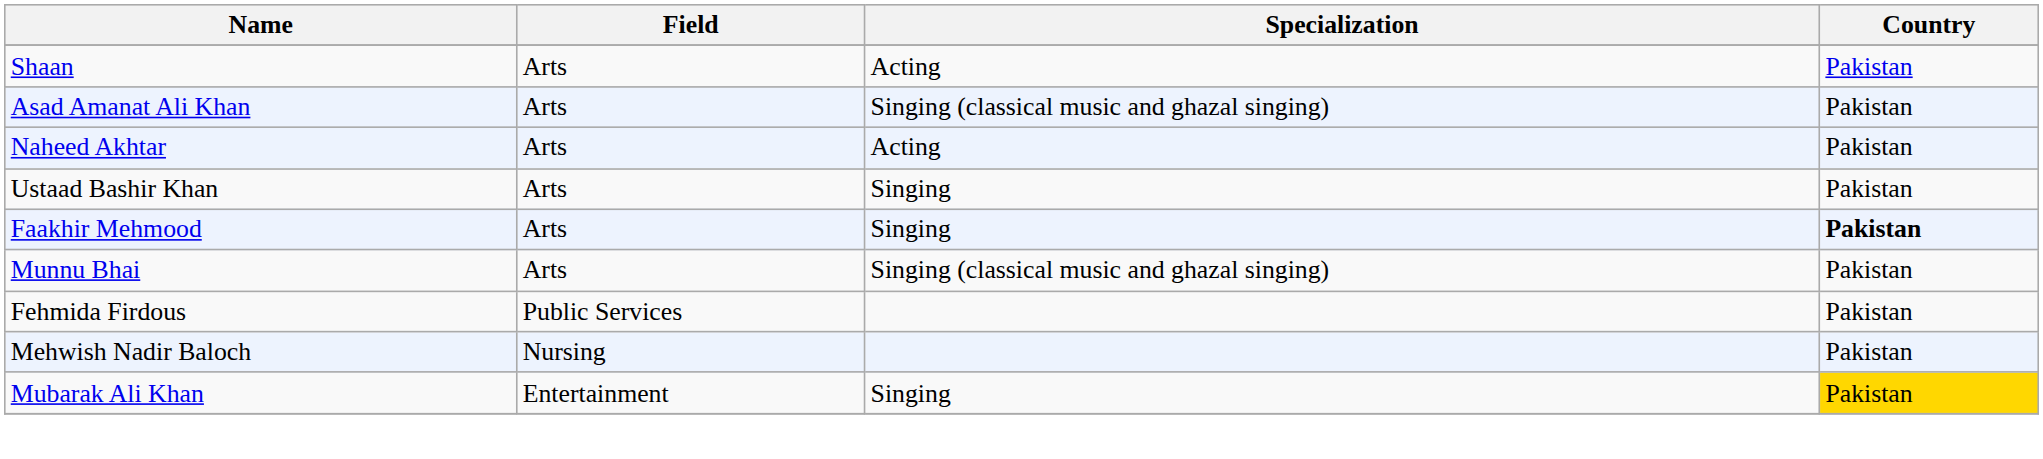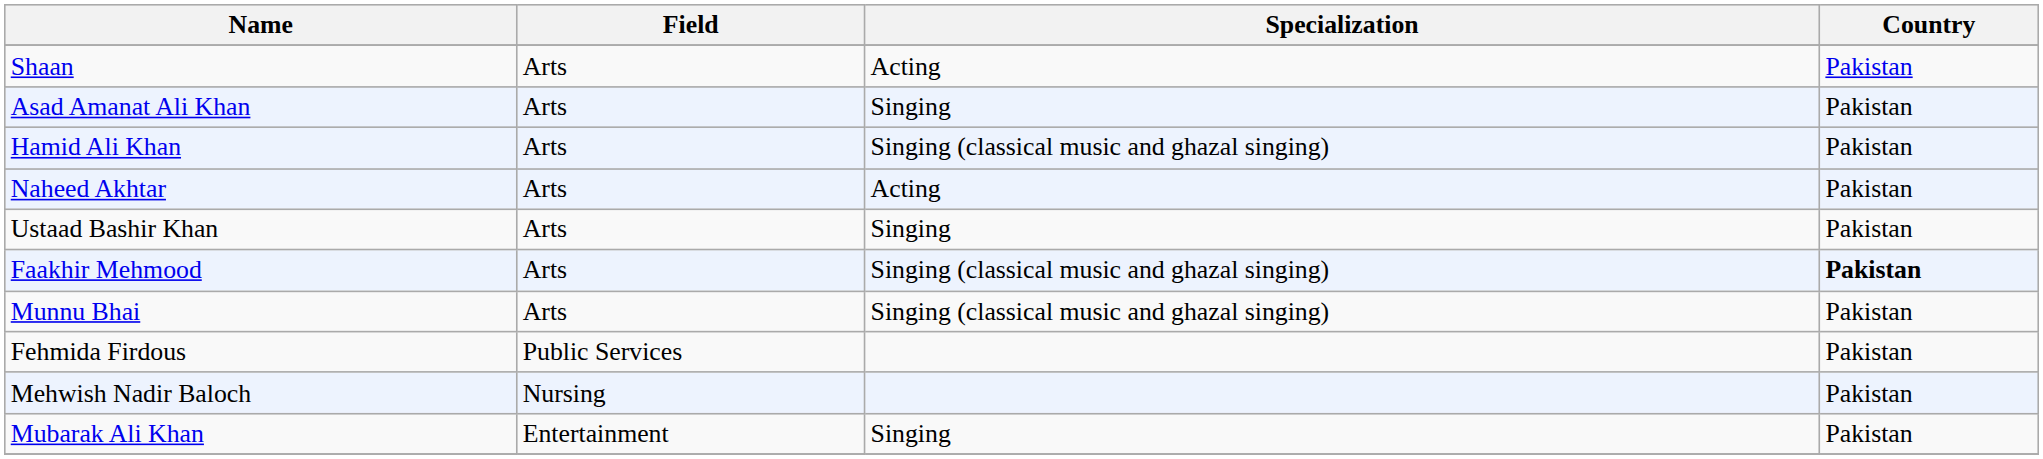(1100, 106) Singing (classical music and ghazal singing) -> (911, 106) Singing
+ row: (96, 147)
(911, 229) Singing -> (1100, 270) Singing (classical music and ghazal singing)
(1869, 392) gold background -> (1869, 433) no background
